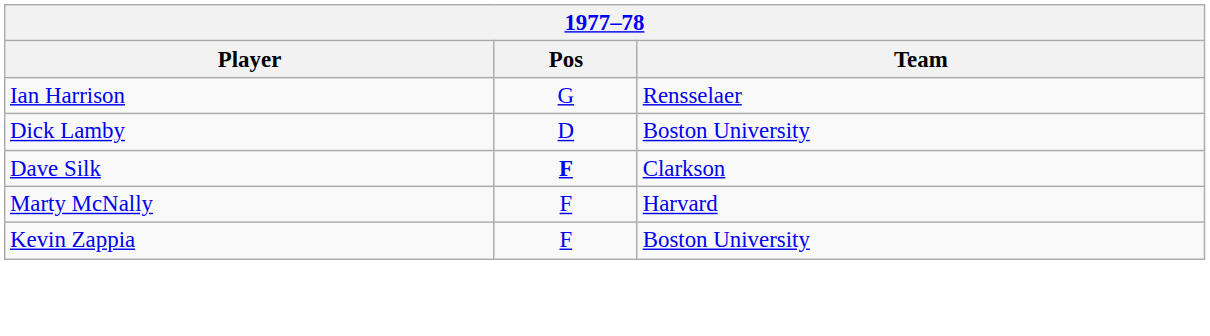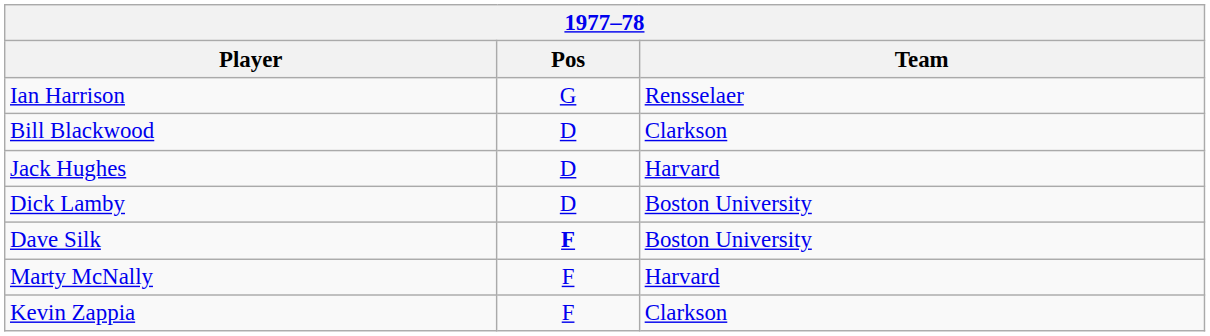+ row: (82, 131)
+ row: (68, 167)
(684, 167) Clarkson -> (728, 240) Boston University
(726, 240) Boston University -> (686, 312) Clarkson
